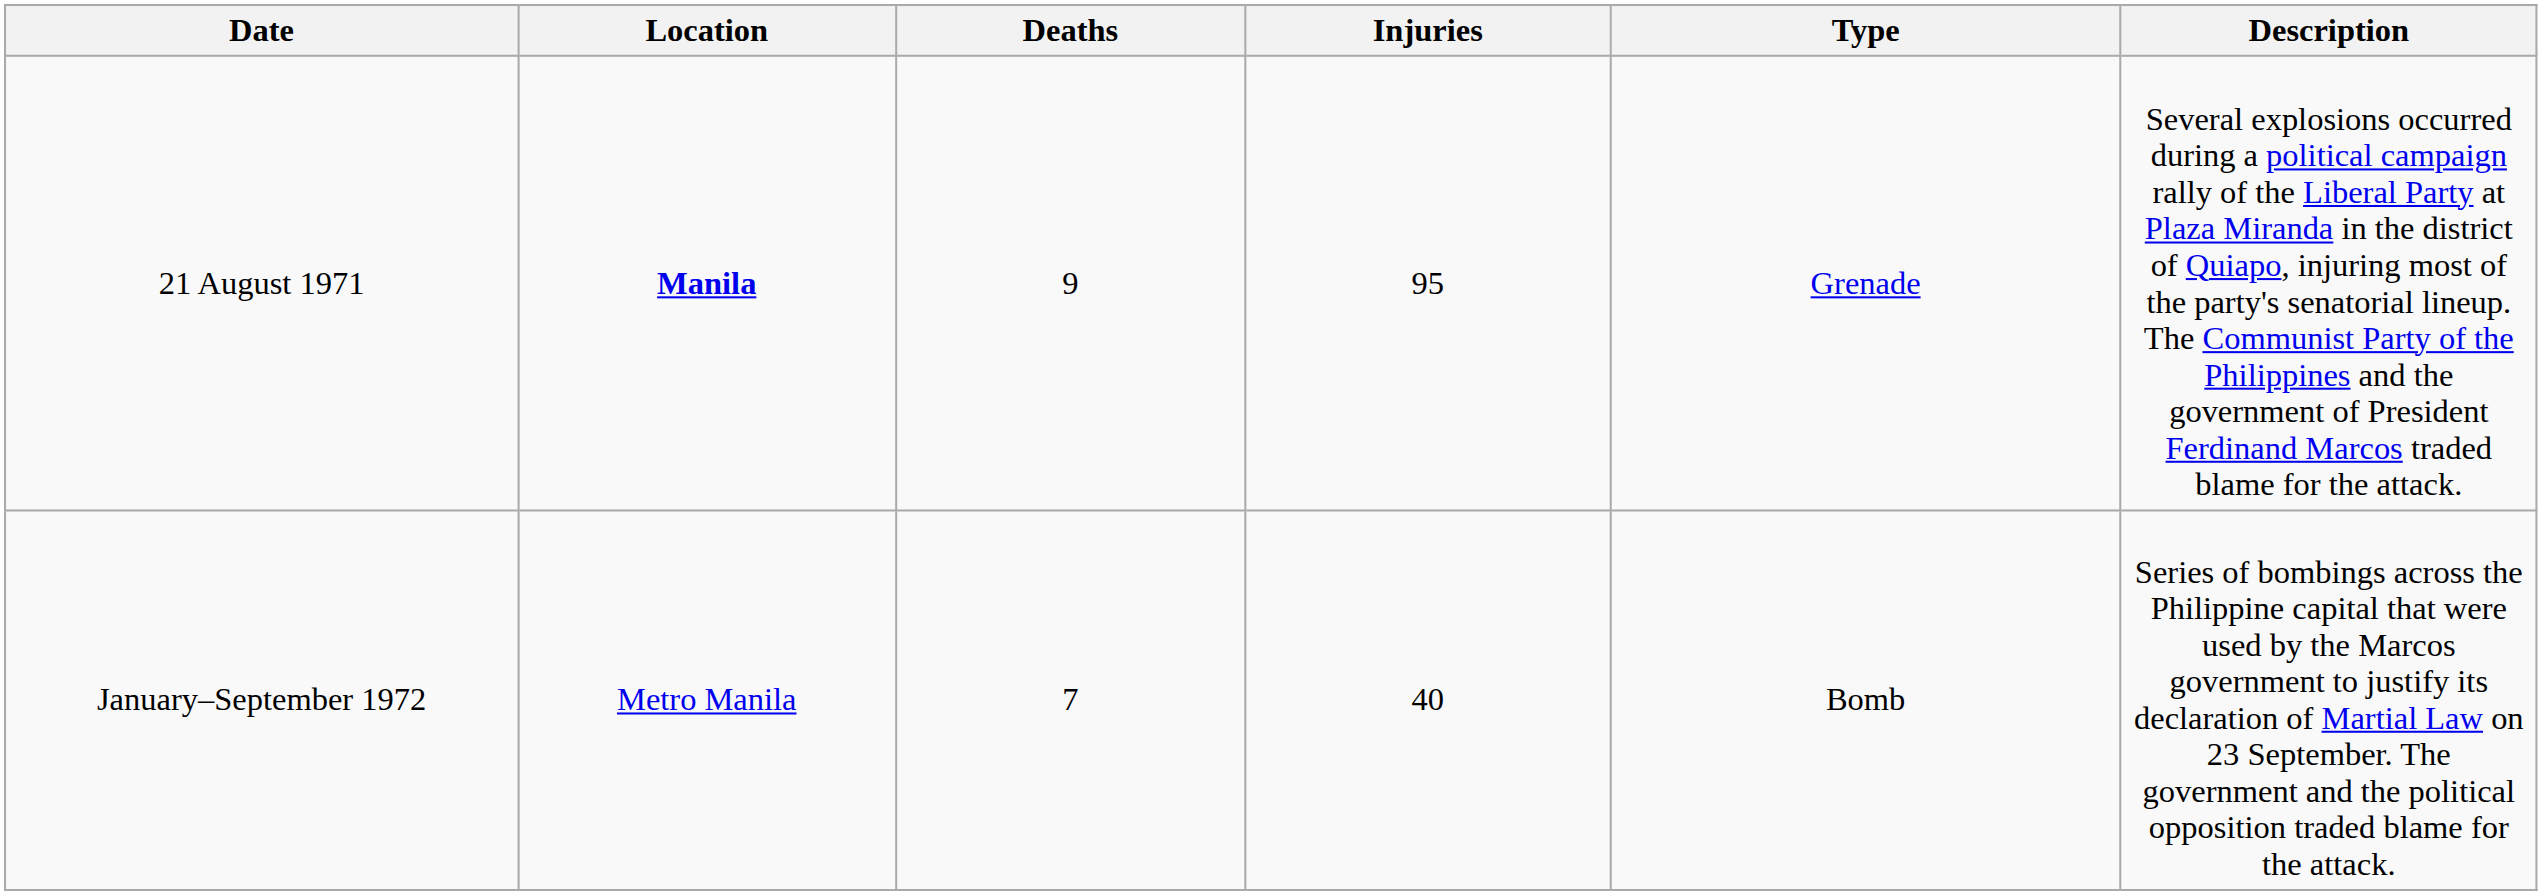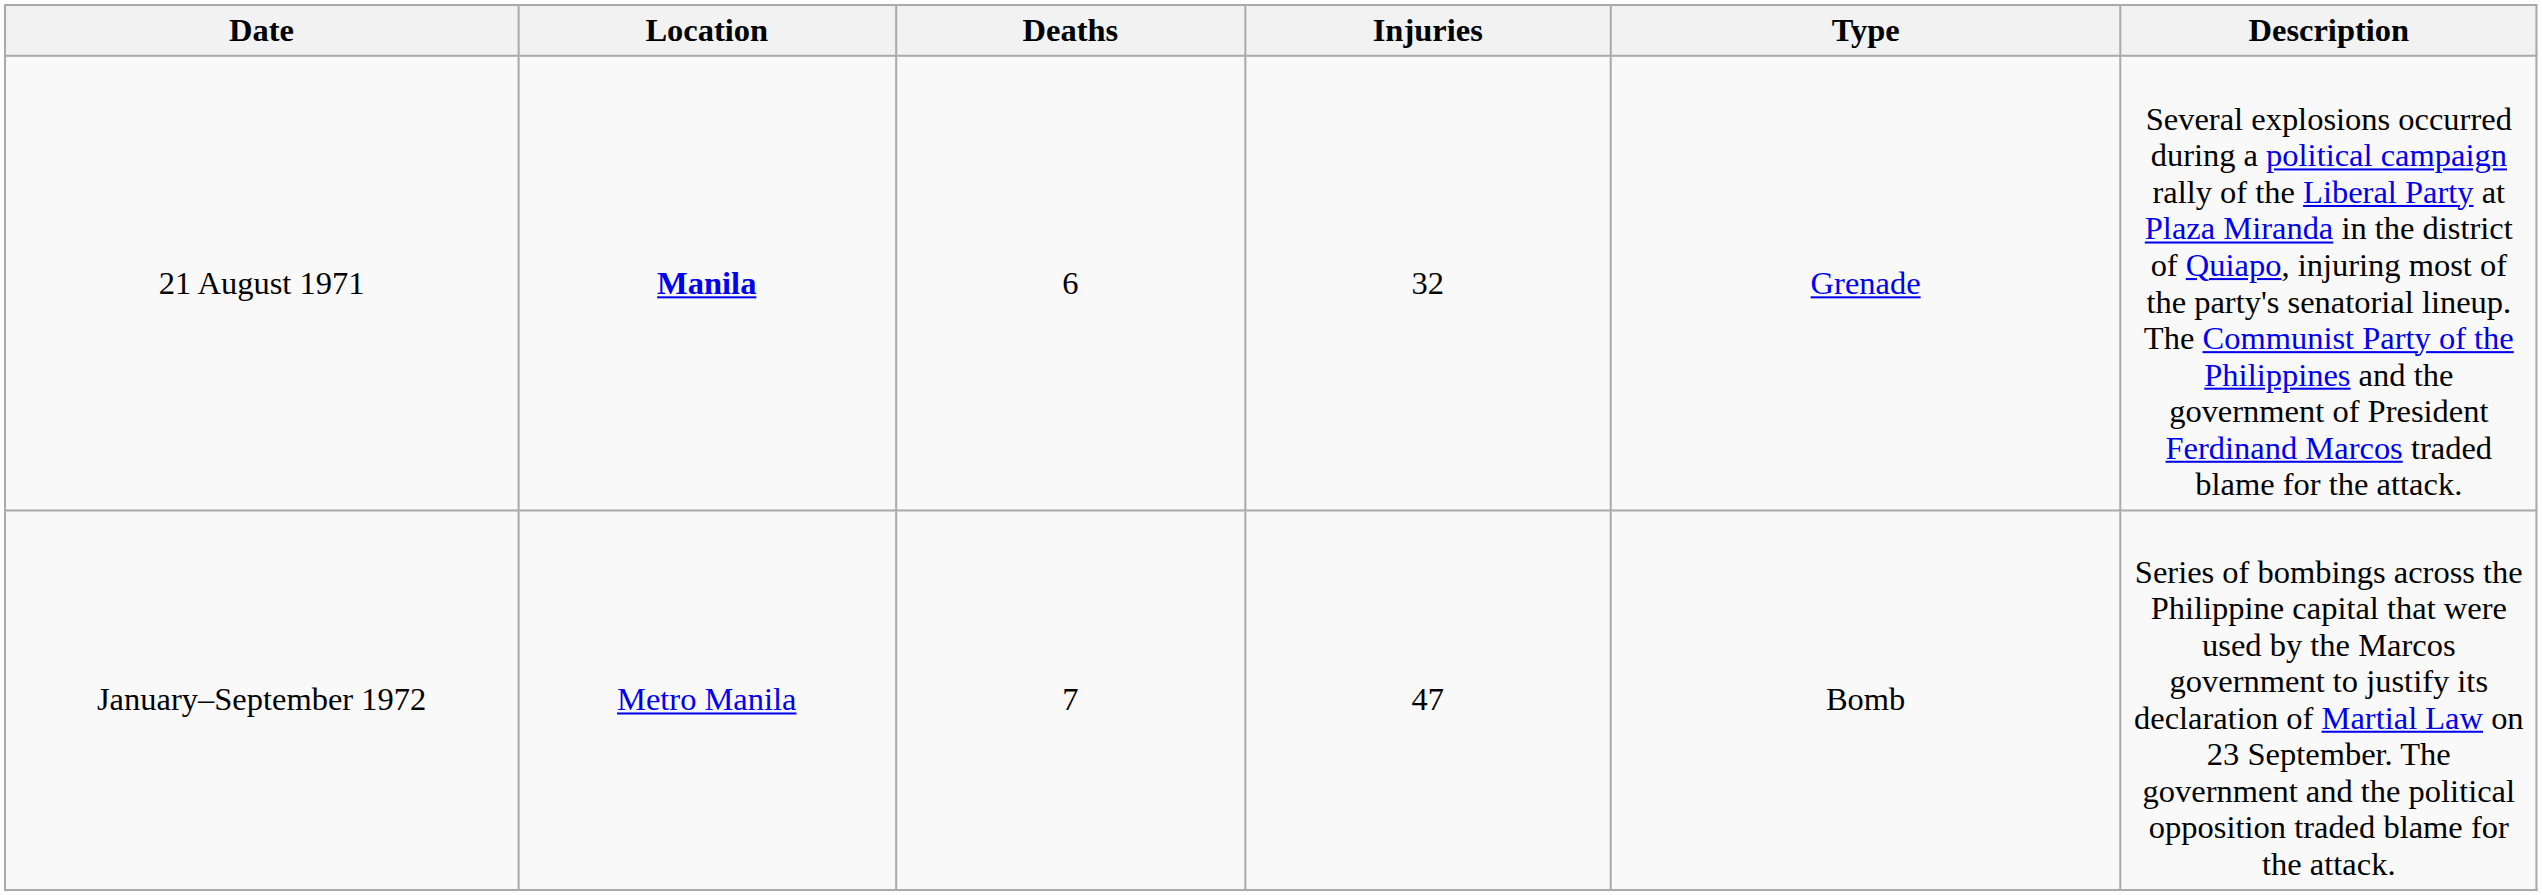(1070, 282) 9 -> (1070, 282) 6
(1428, 282) 95 -> (1428, 282) 32
(1428, 699) 40 -> (1428, 699) 47
